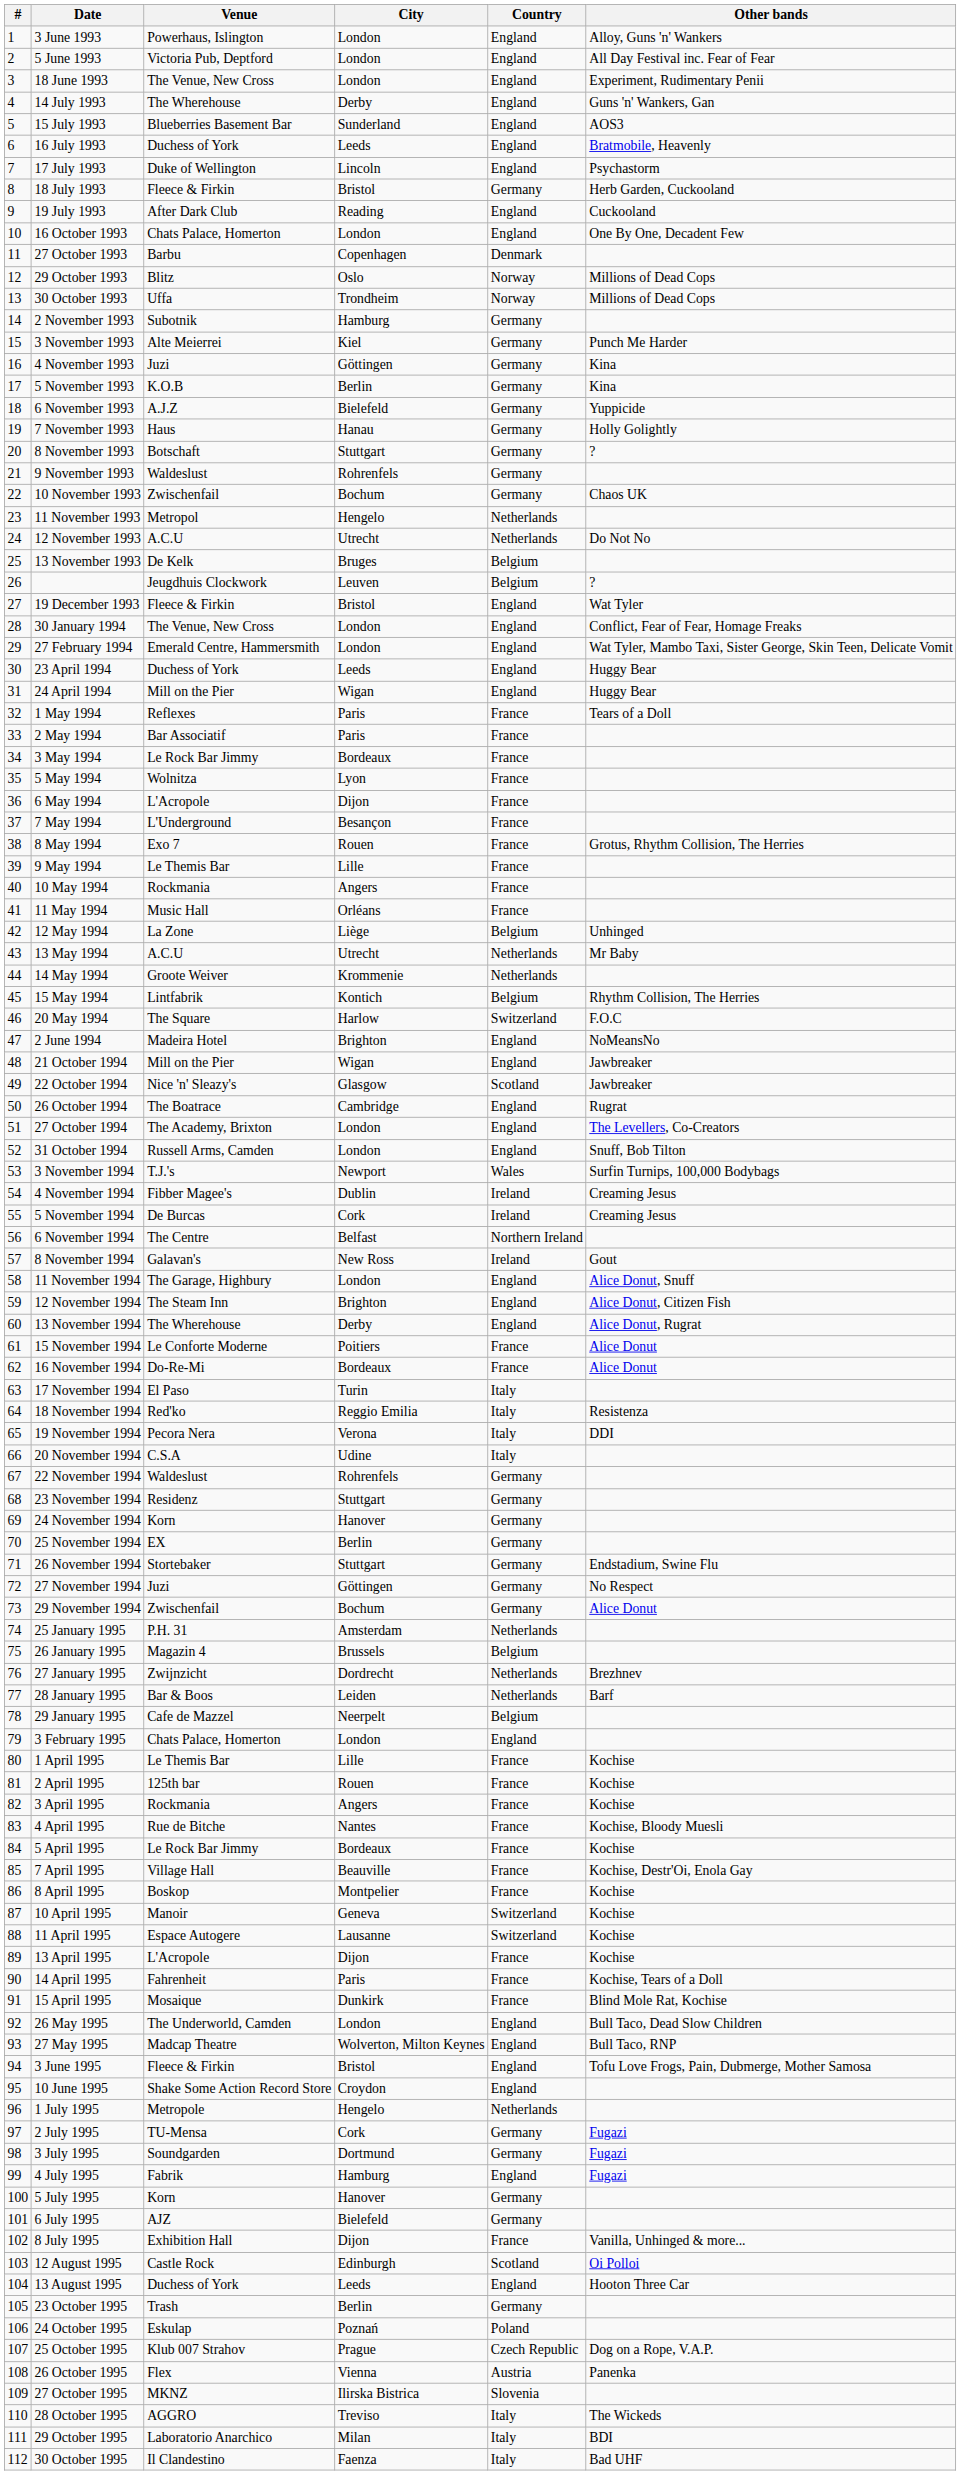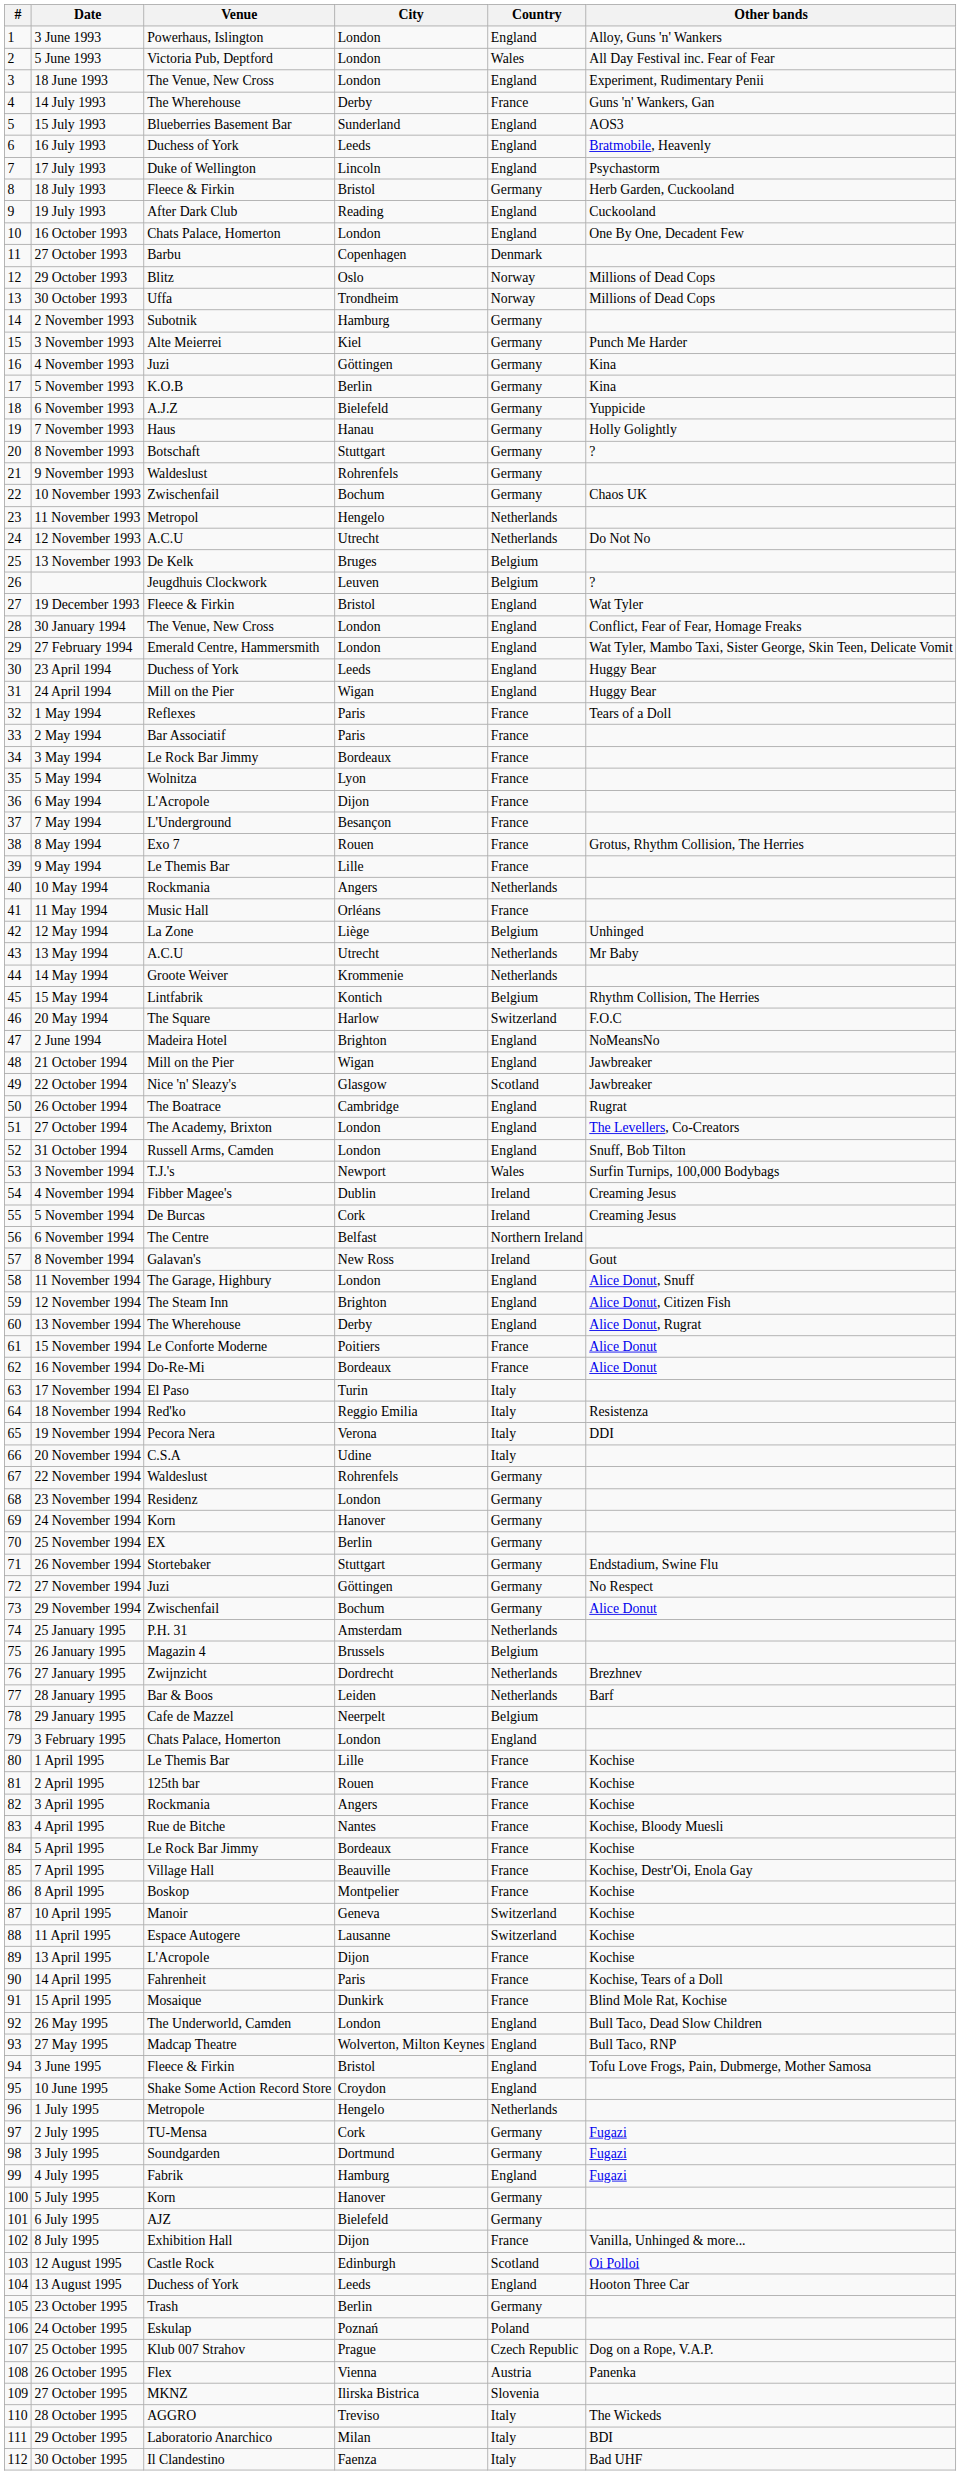(514, 59) England -> (507, 59) Wales
(514, 102) England -> (510, 102) France
(510, 888) France -> (524, 888) Netherlands
(361, 1499) Stuttgart -> (359, 1499) London
